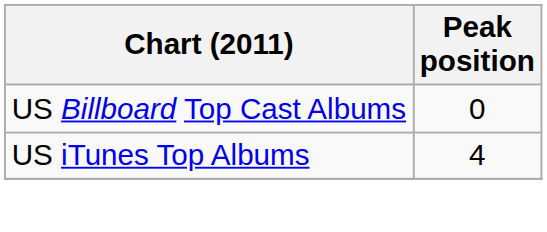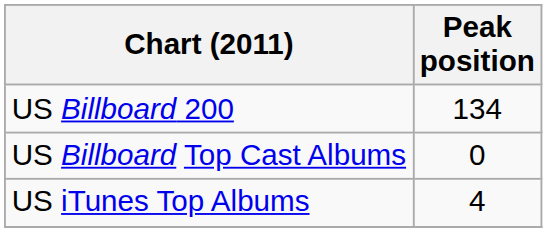+ row: (123, 108)
